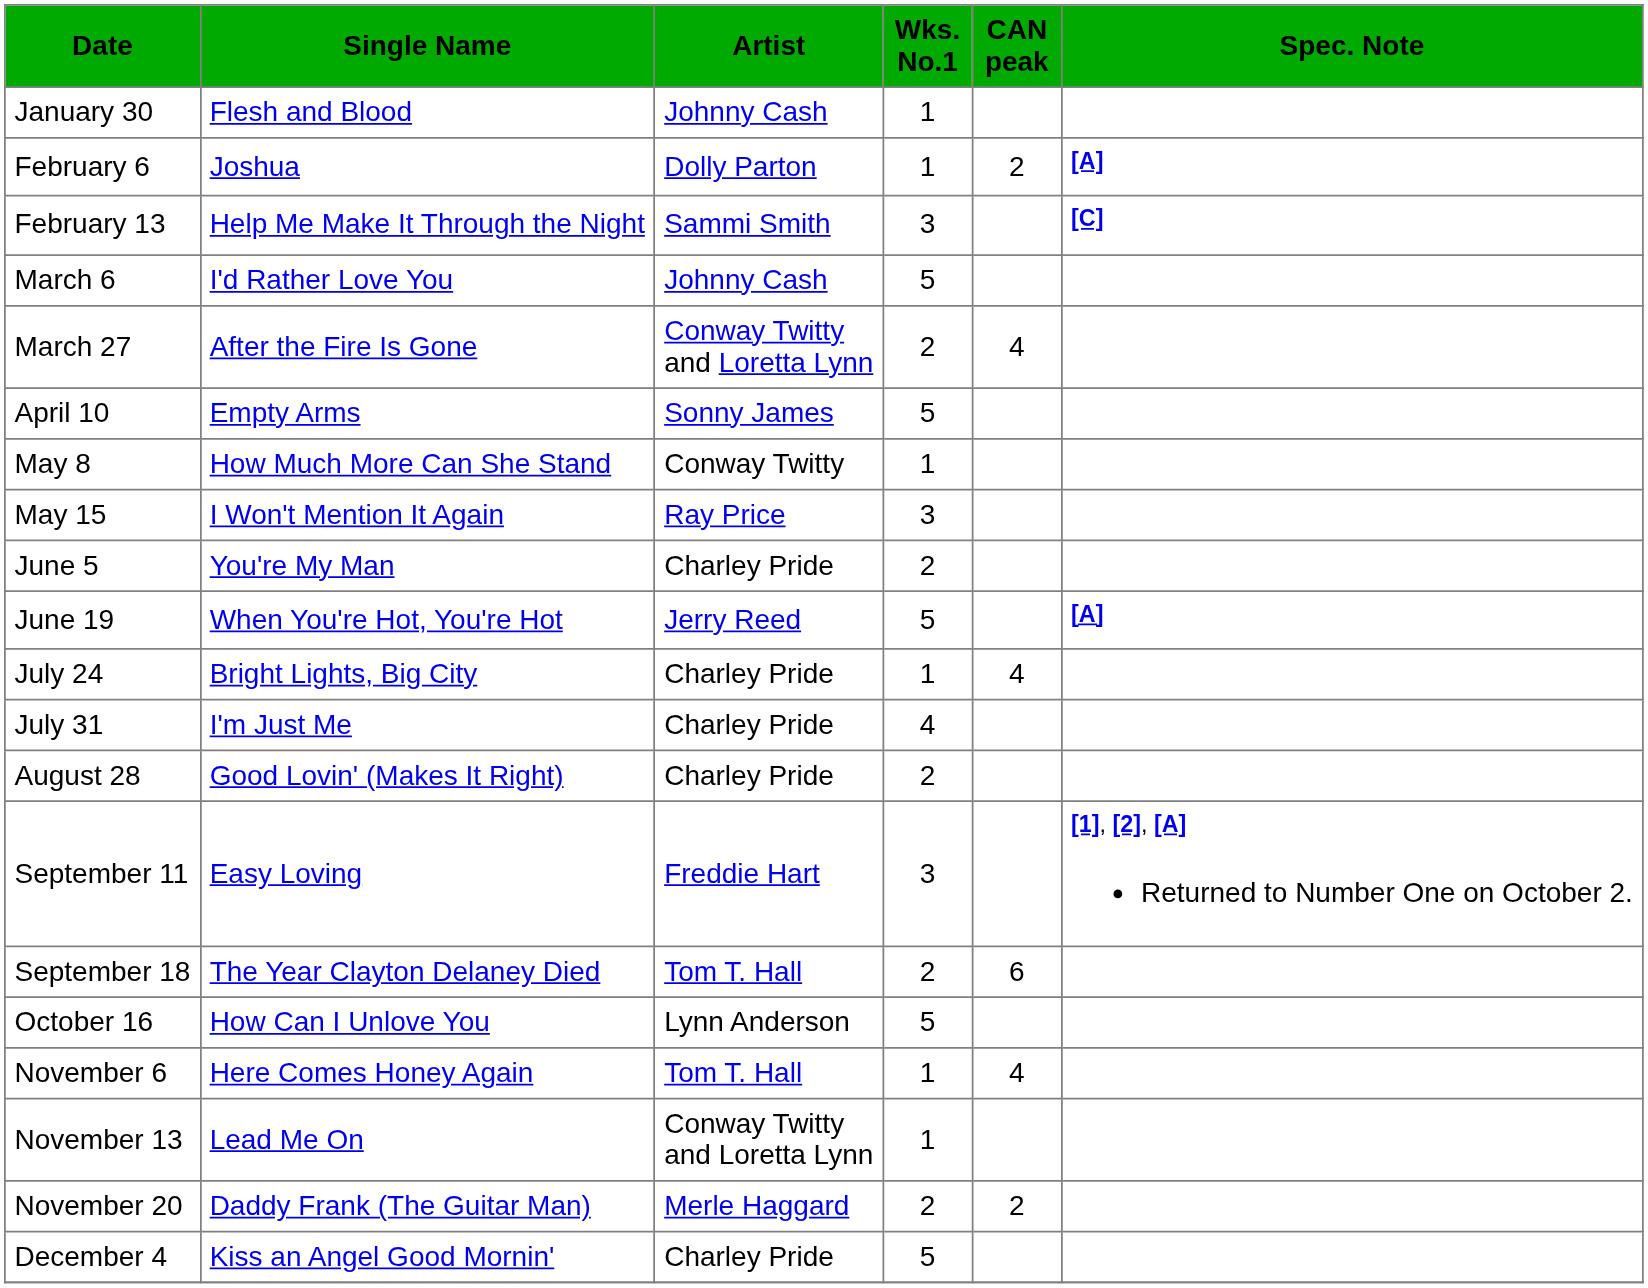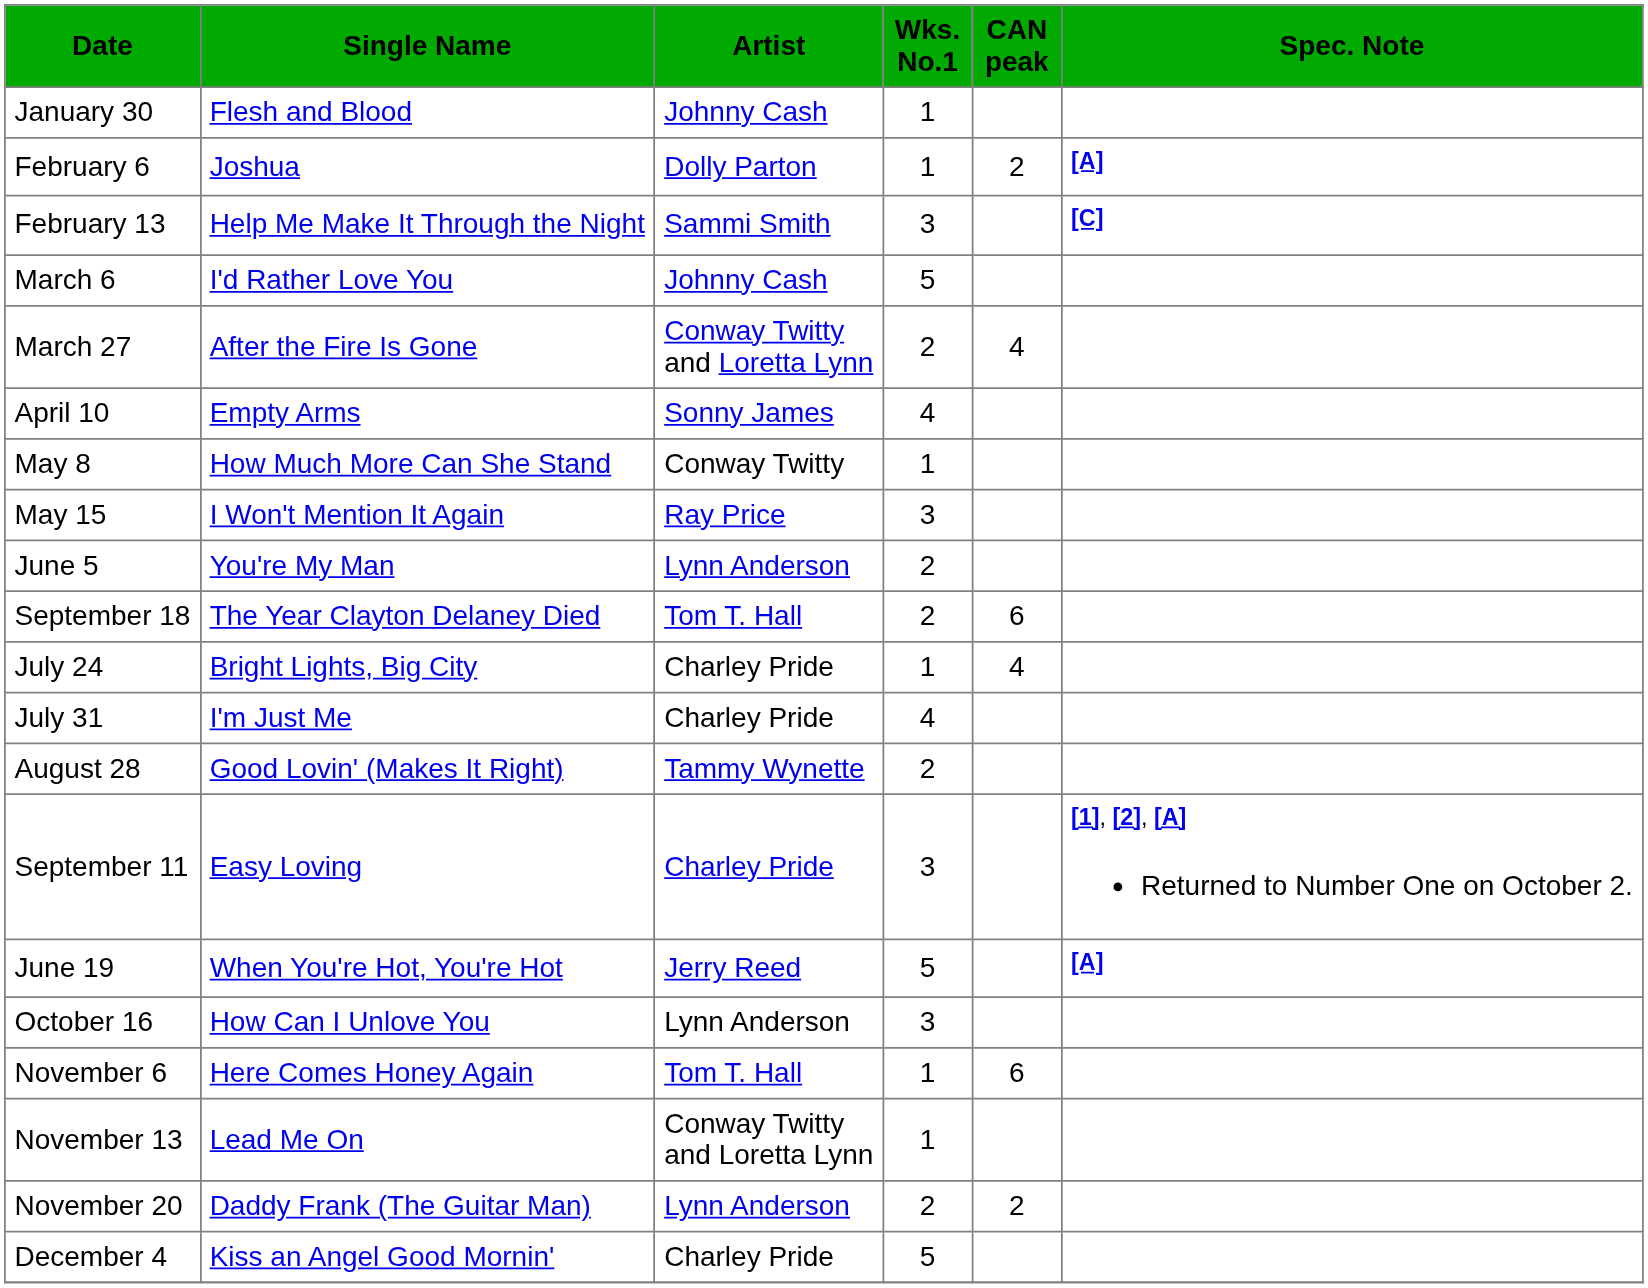(928, 412) 5 -> (928, 412) 4
(749, 564) Charley Pride -> (757, 564) Lynn Anderson
rows swapped: (64, 619) <-> (102, 971)
(749, 775) Charley Pride -> (764, 767) Tammy Wynette
(742, 873) Freddie Hart -> (749, 866) Charley Pride
(928, 1022) 5 -> (928, 1022) 3
(1017, 1073) 4 -> (1017, 1073) 6
(757, 1206) Merle Haggard -> (757, 1206) Lynn Anderson
